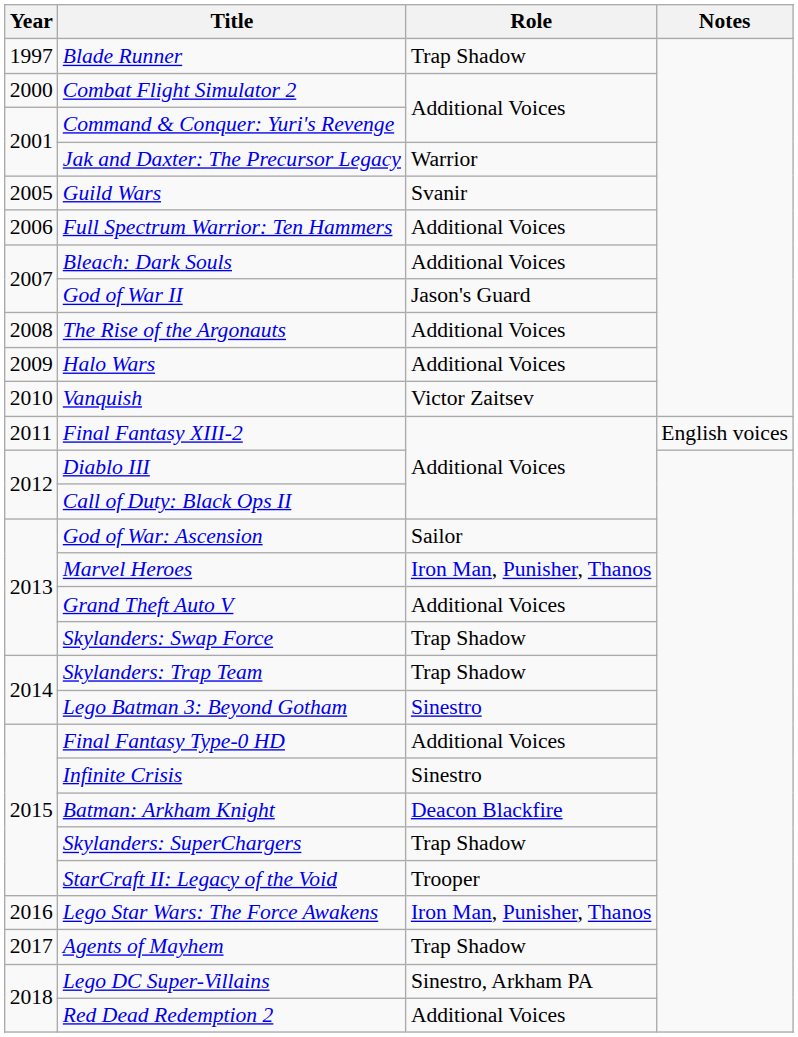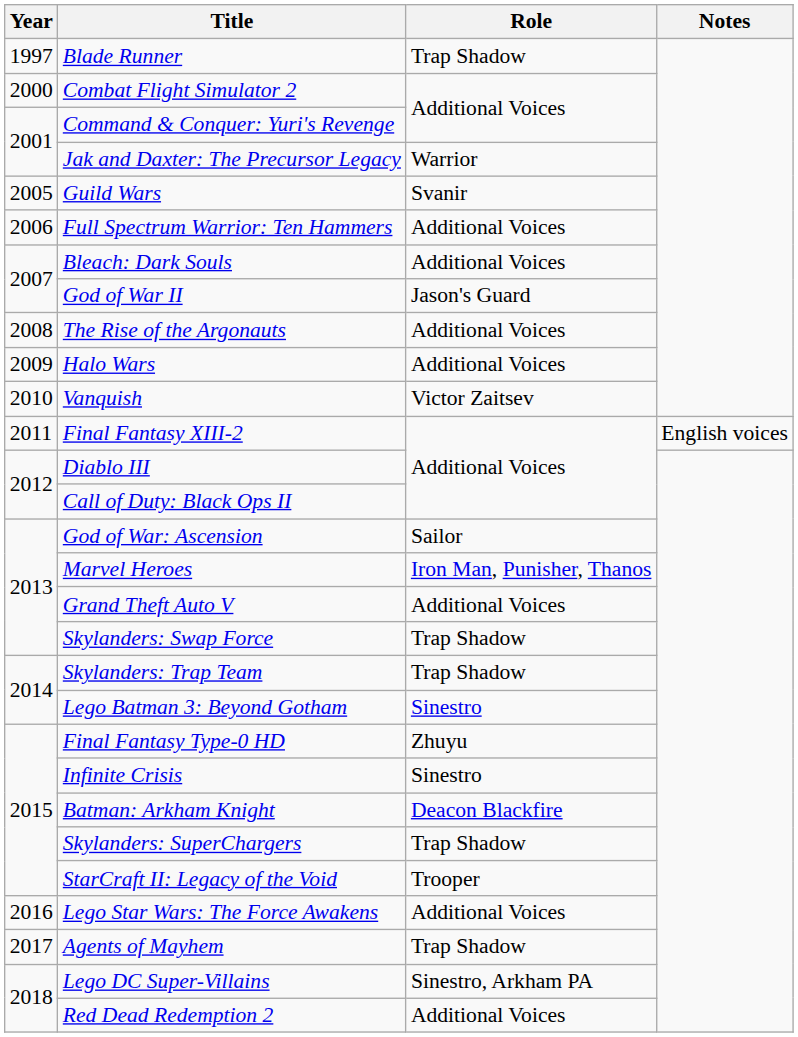(488, 741) Additional Voices -> (439, 741) Zhuyu
(531, 912) Iron Man, Punisher, Thanos -> (488, 912) Additional Voices
